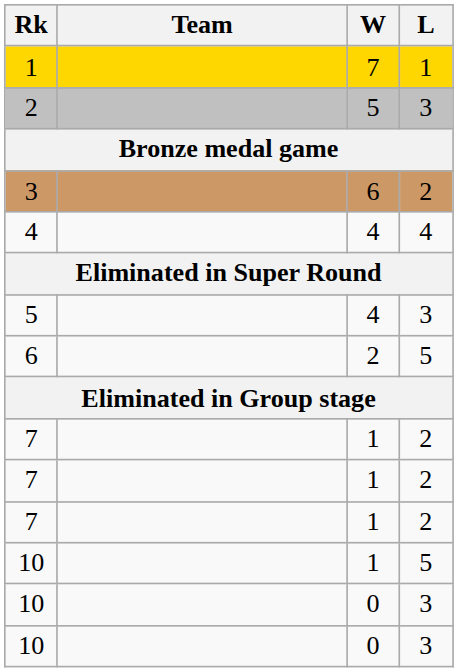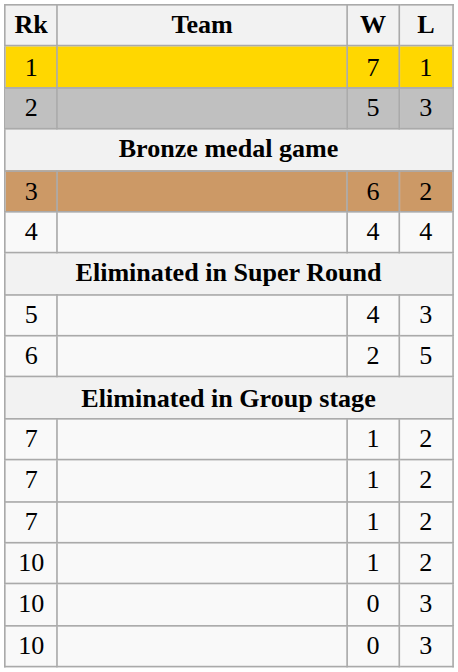(426, 562) 5 -> (426, 562) 2
